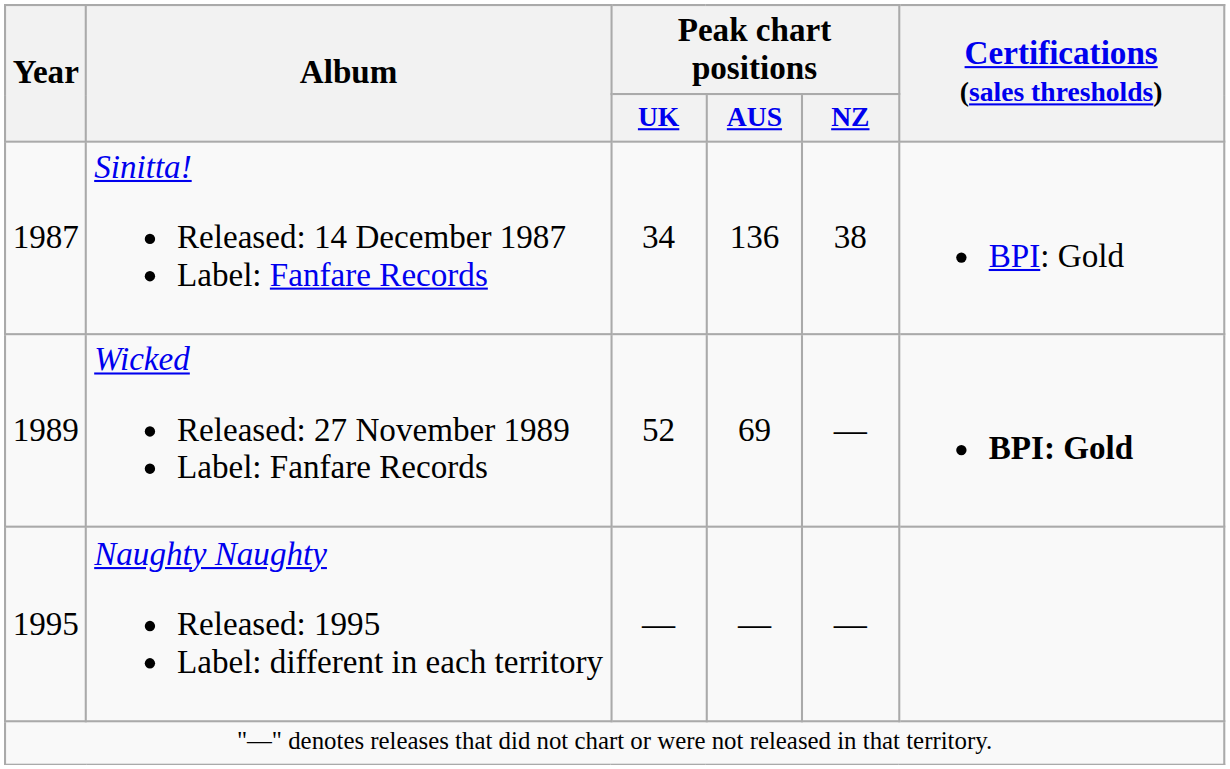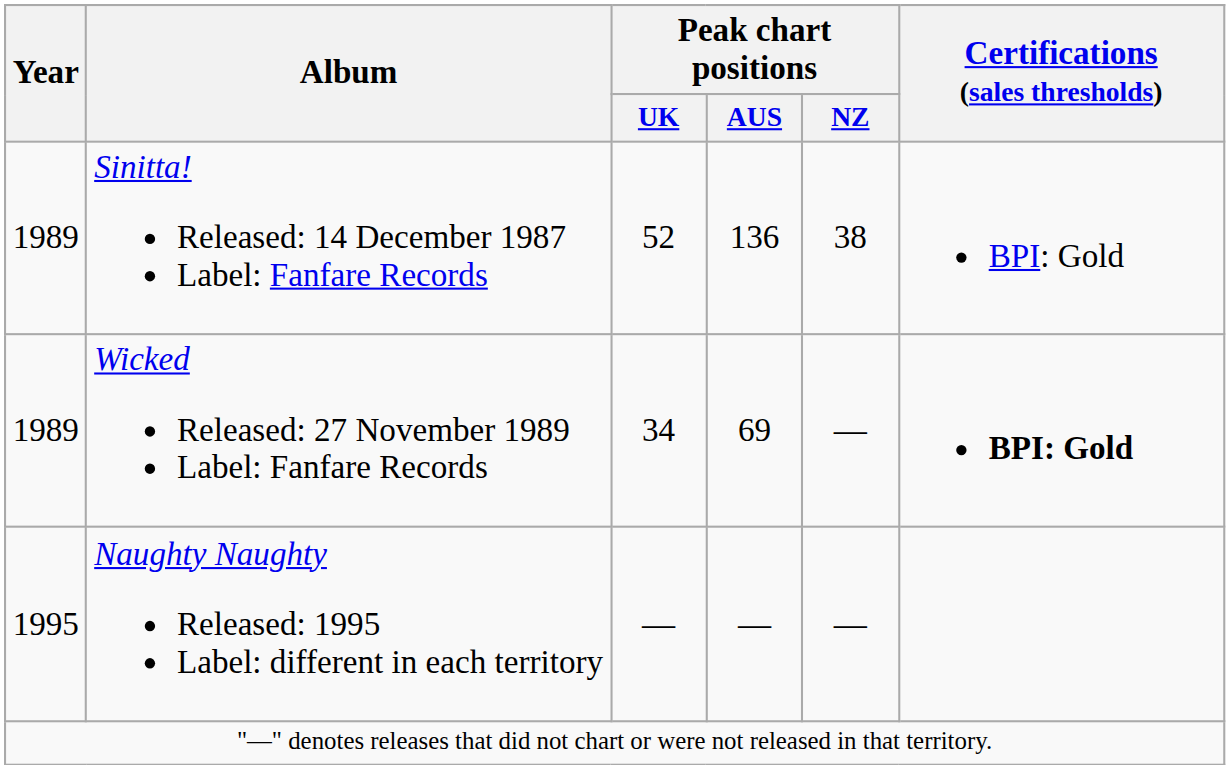(46, 237) 1987 -> (46, 237) 1989
(659, 237) 34 -> (659, 237) 52
(659, 430) 52 -> (659, 430) 34
